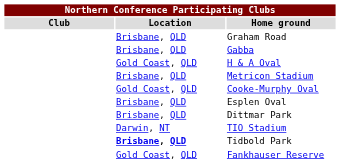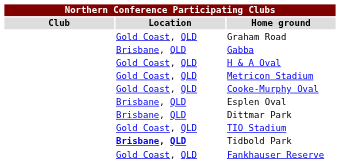(151, 36) Brisbane, QLD -> (157, 36) Gold Coast, QLD
(151, 76) Brisbane, QLD -> (157, 76) Gold Coast, QLD
(143, 128) Darwin, NT -> (157, 128) Gold Coast, QLD
